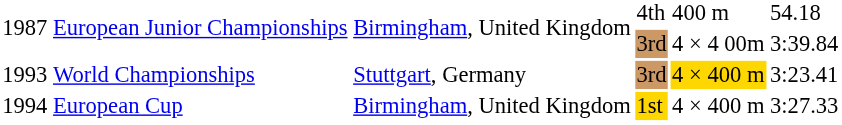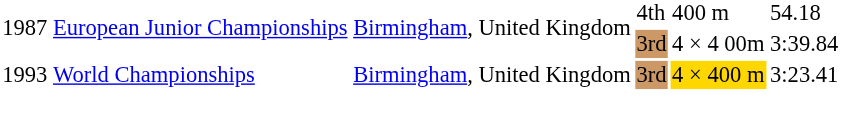(440, 74) Stuttgart, Germany -> (492, 74) Birmingham, United Kingdom
- row: (25, 105)
